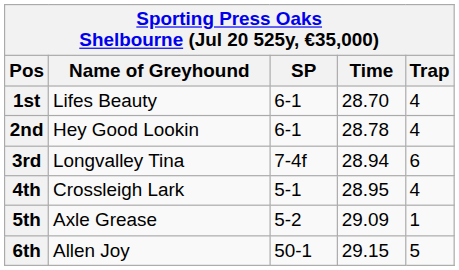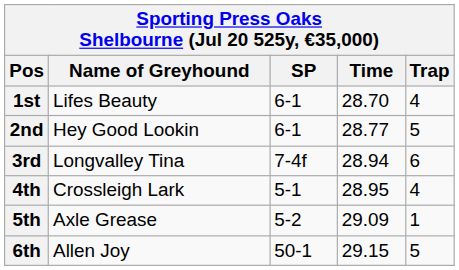(365, 130) 28.78 -> (365, 130) 28.77
(415, 130) 4 -> (415, 130) 5
